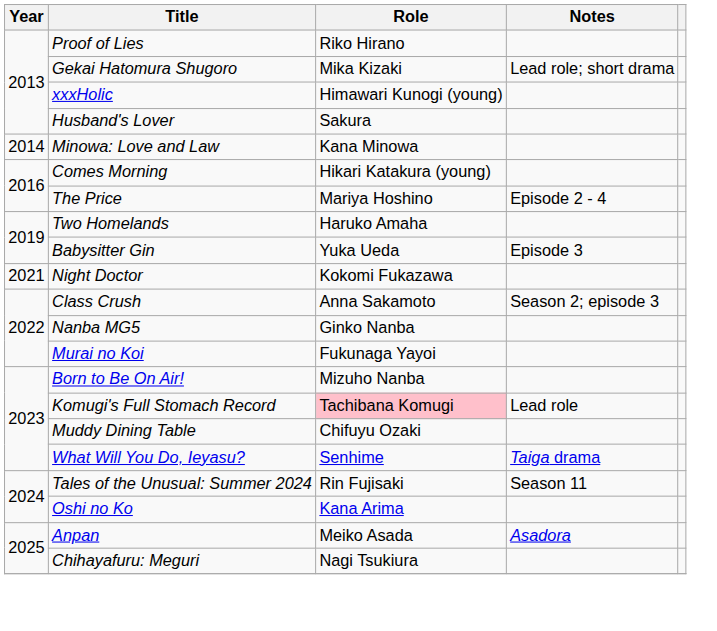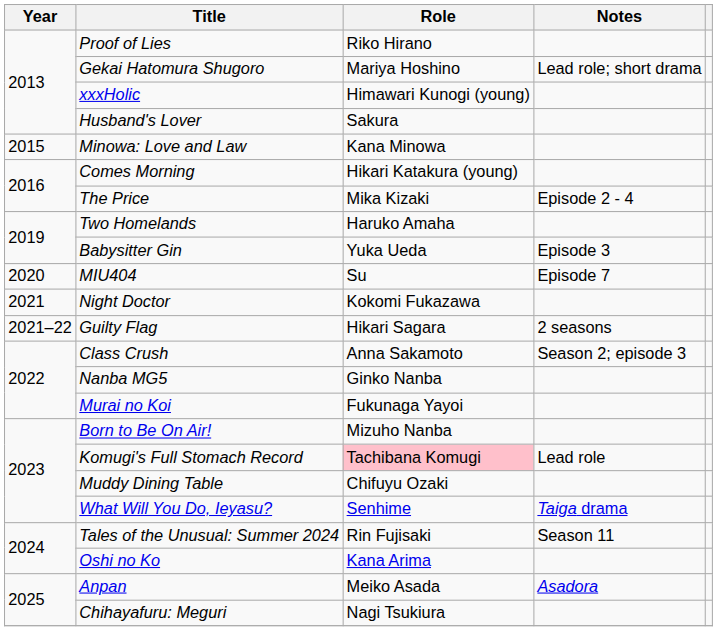(361, 69) Mika Kizaki -> (403, 69) Mariya Hoshino
(26, 146) 2014 -> (26, 146) 2015
(376, 198) Mariya Hoshino -> (388, 198) Mika Kizaki
+ row: (108, 276)
+ row: (118, 328)
